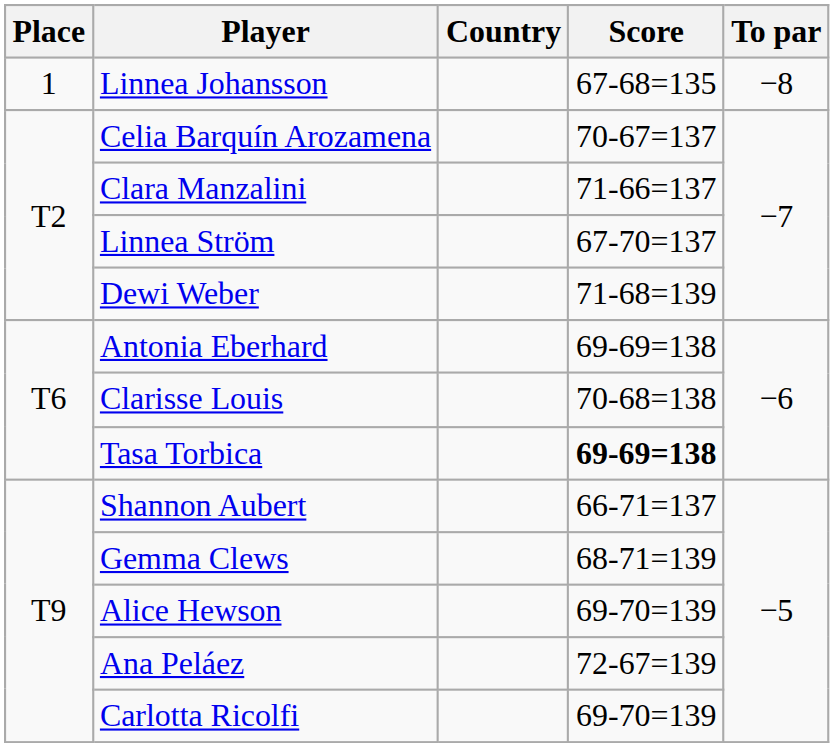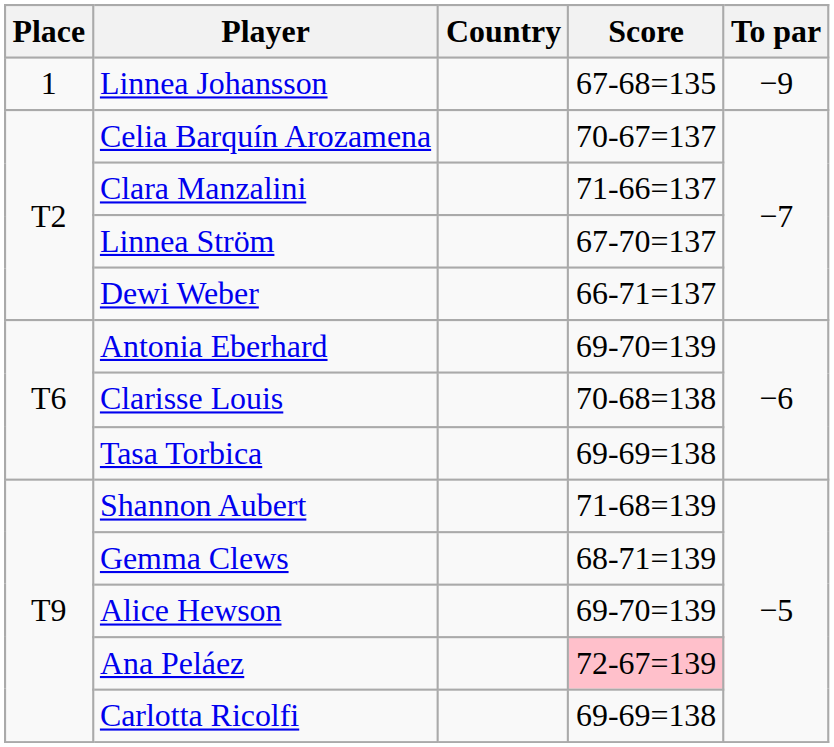(776, 83) −8 -> (776, 83) −9
(646, 294) 71-68=139 -> (646, 294) 66-71=137
(646, 346) 69-69=138 -> (646, 346) 69-70=139
(646, 452) bold -> (646, 452) normal
(646, 504) 66-71=137 -> (646, 504) 71-68=139
(646, 662) no background -> (646, 662) pink background
(646, 715) 69-70=139 -> (646, 715) 69-69=138
